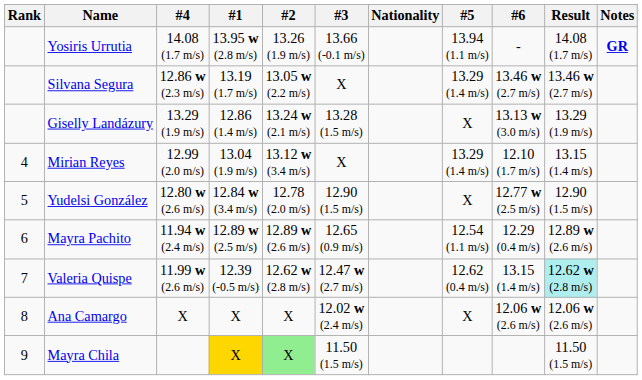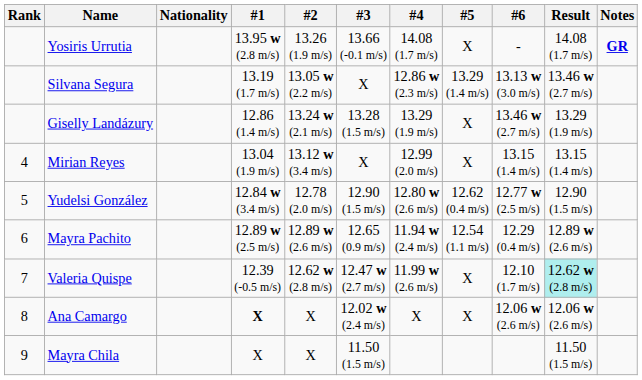columns swapped: (405, 15) <-> (183, 15)
(467, 46) 13.94 (1.1 m/s) -> (467, 46) X
(518, 84) 13.46 w (2.7 m/s) -> (518, 84) 13.13 w (3.0 m/s)
(518, 123) 13.13 w (3.0 m/s) -> (518, 123) 13.46 w (2.7 m/s)
(467, 162) 13.29 (1.4 m/s) -> (467, 162) X
(518, 162) 12.10 (1.7 m/s) -> (518, 162) 13.15 (1.4 m/s)
(467, 200) X -> (467, 200) 12.62 (0.4 m/s)
(467, 278) 12.62 (0.4 m/s) -> (467, 278) X
(518, 278) 13.15 (1.4 m/s) -> (518, 278) 12.10 (1.7 m/s)
(236, 316) normal -> (258, 316) bold
(236, 355) gold background -> (258, 355) no background
(288, 355) lightgreen background -> (311, 355) no background
